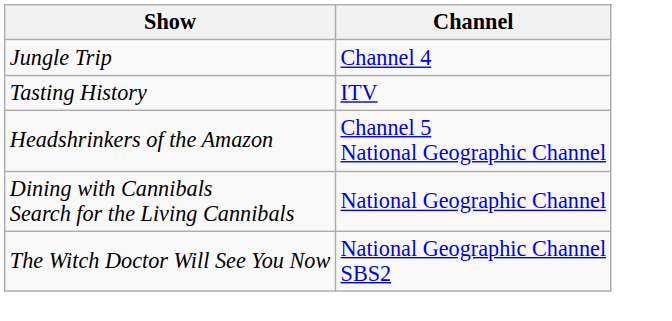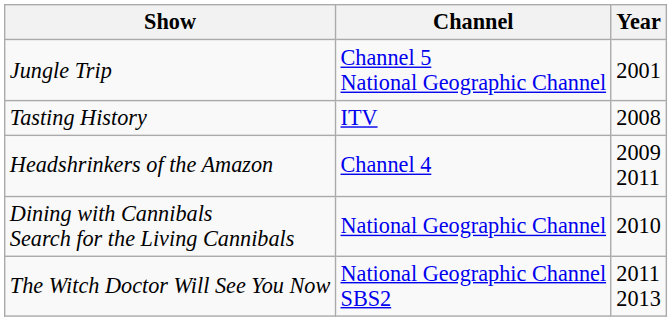+ column: (639, 22)
(386, 57) Channel 4 -> (473, 69) Channel 5 National Geographic Channel
(473, 140) Channel 5 National Geographic Channel -> (386, 165) Channel 4
